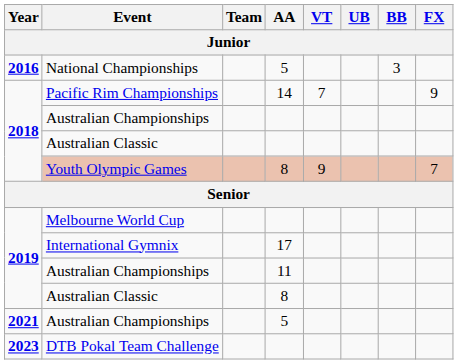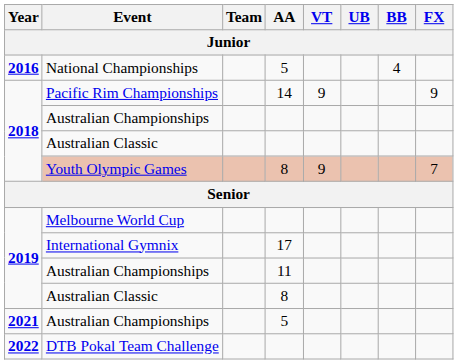(397, 67) 3 -> (397, 67) 4
(322, 93) 7 -> (322, 93) 9
(23, 346) 2023 -> (23, 346) 2022
